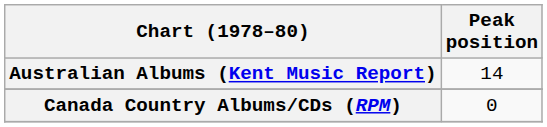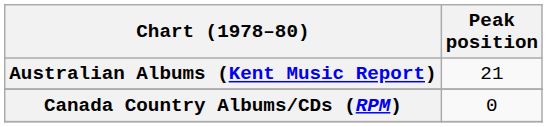(492, 74) 14 -> (492, 74) 21
